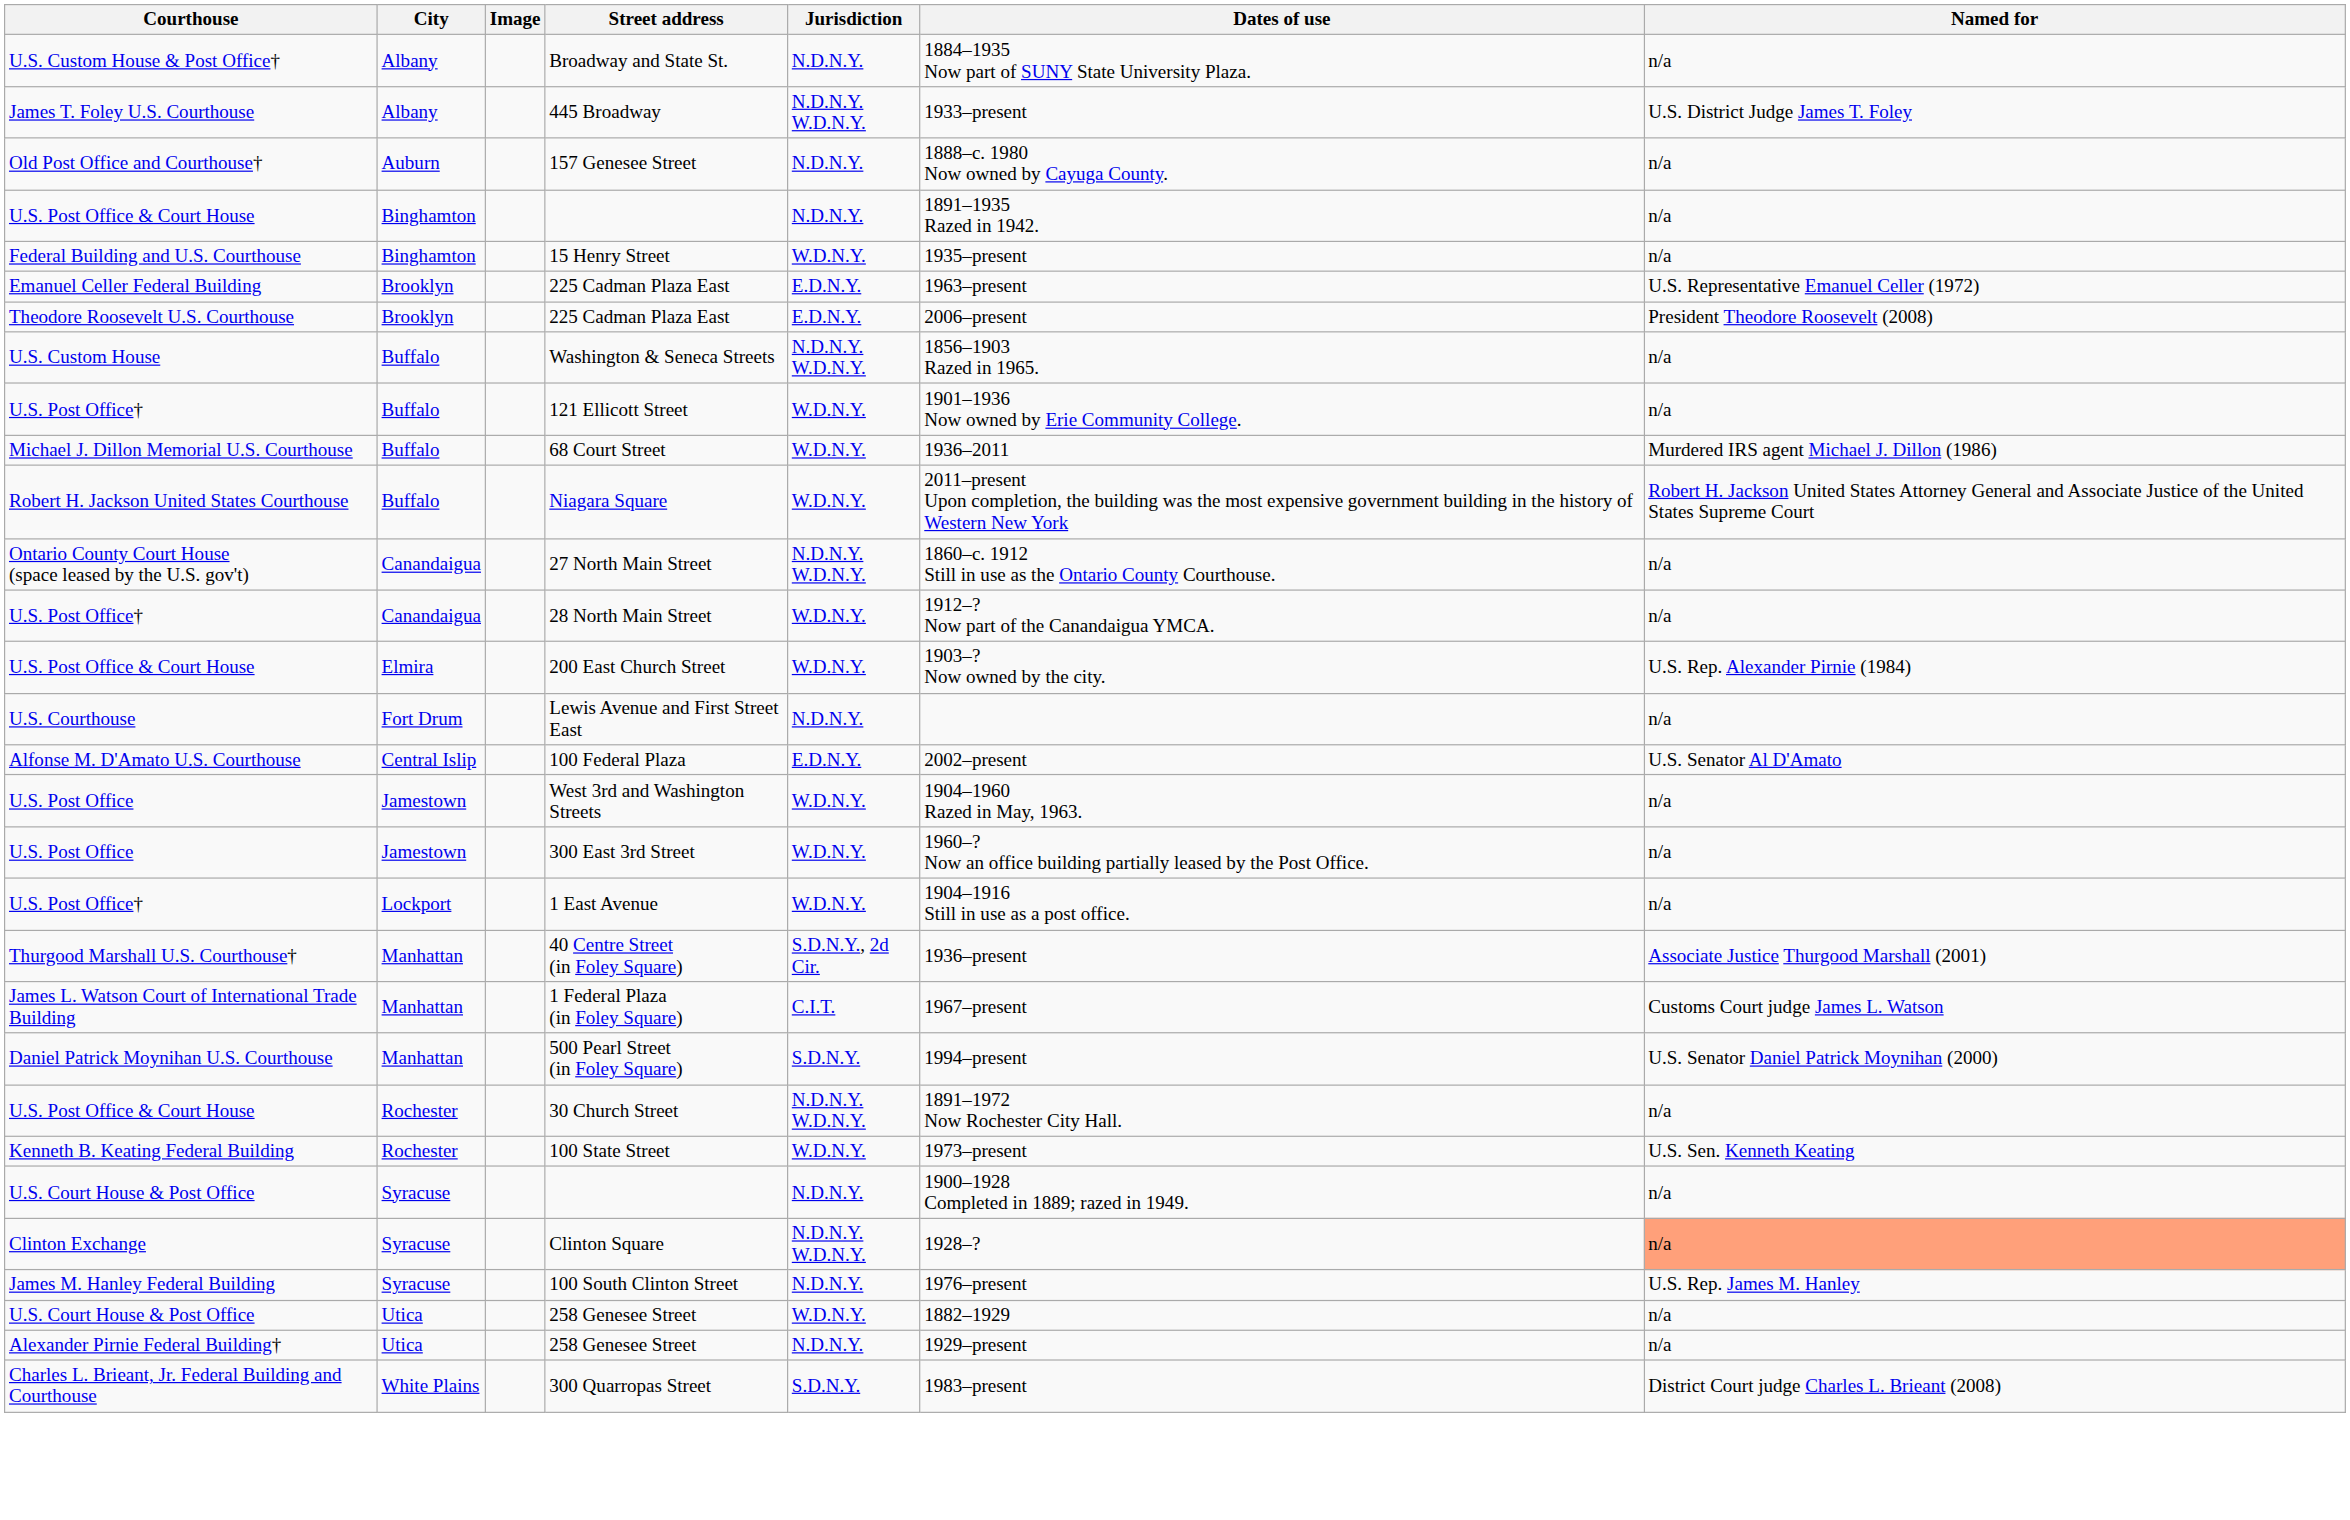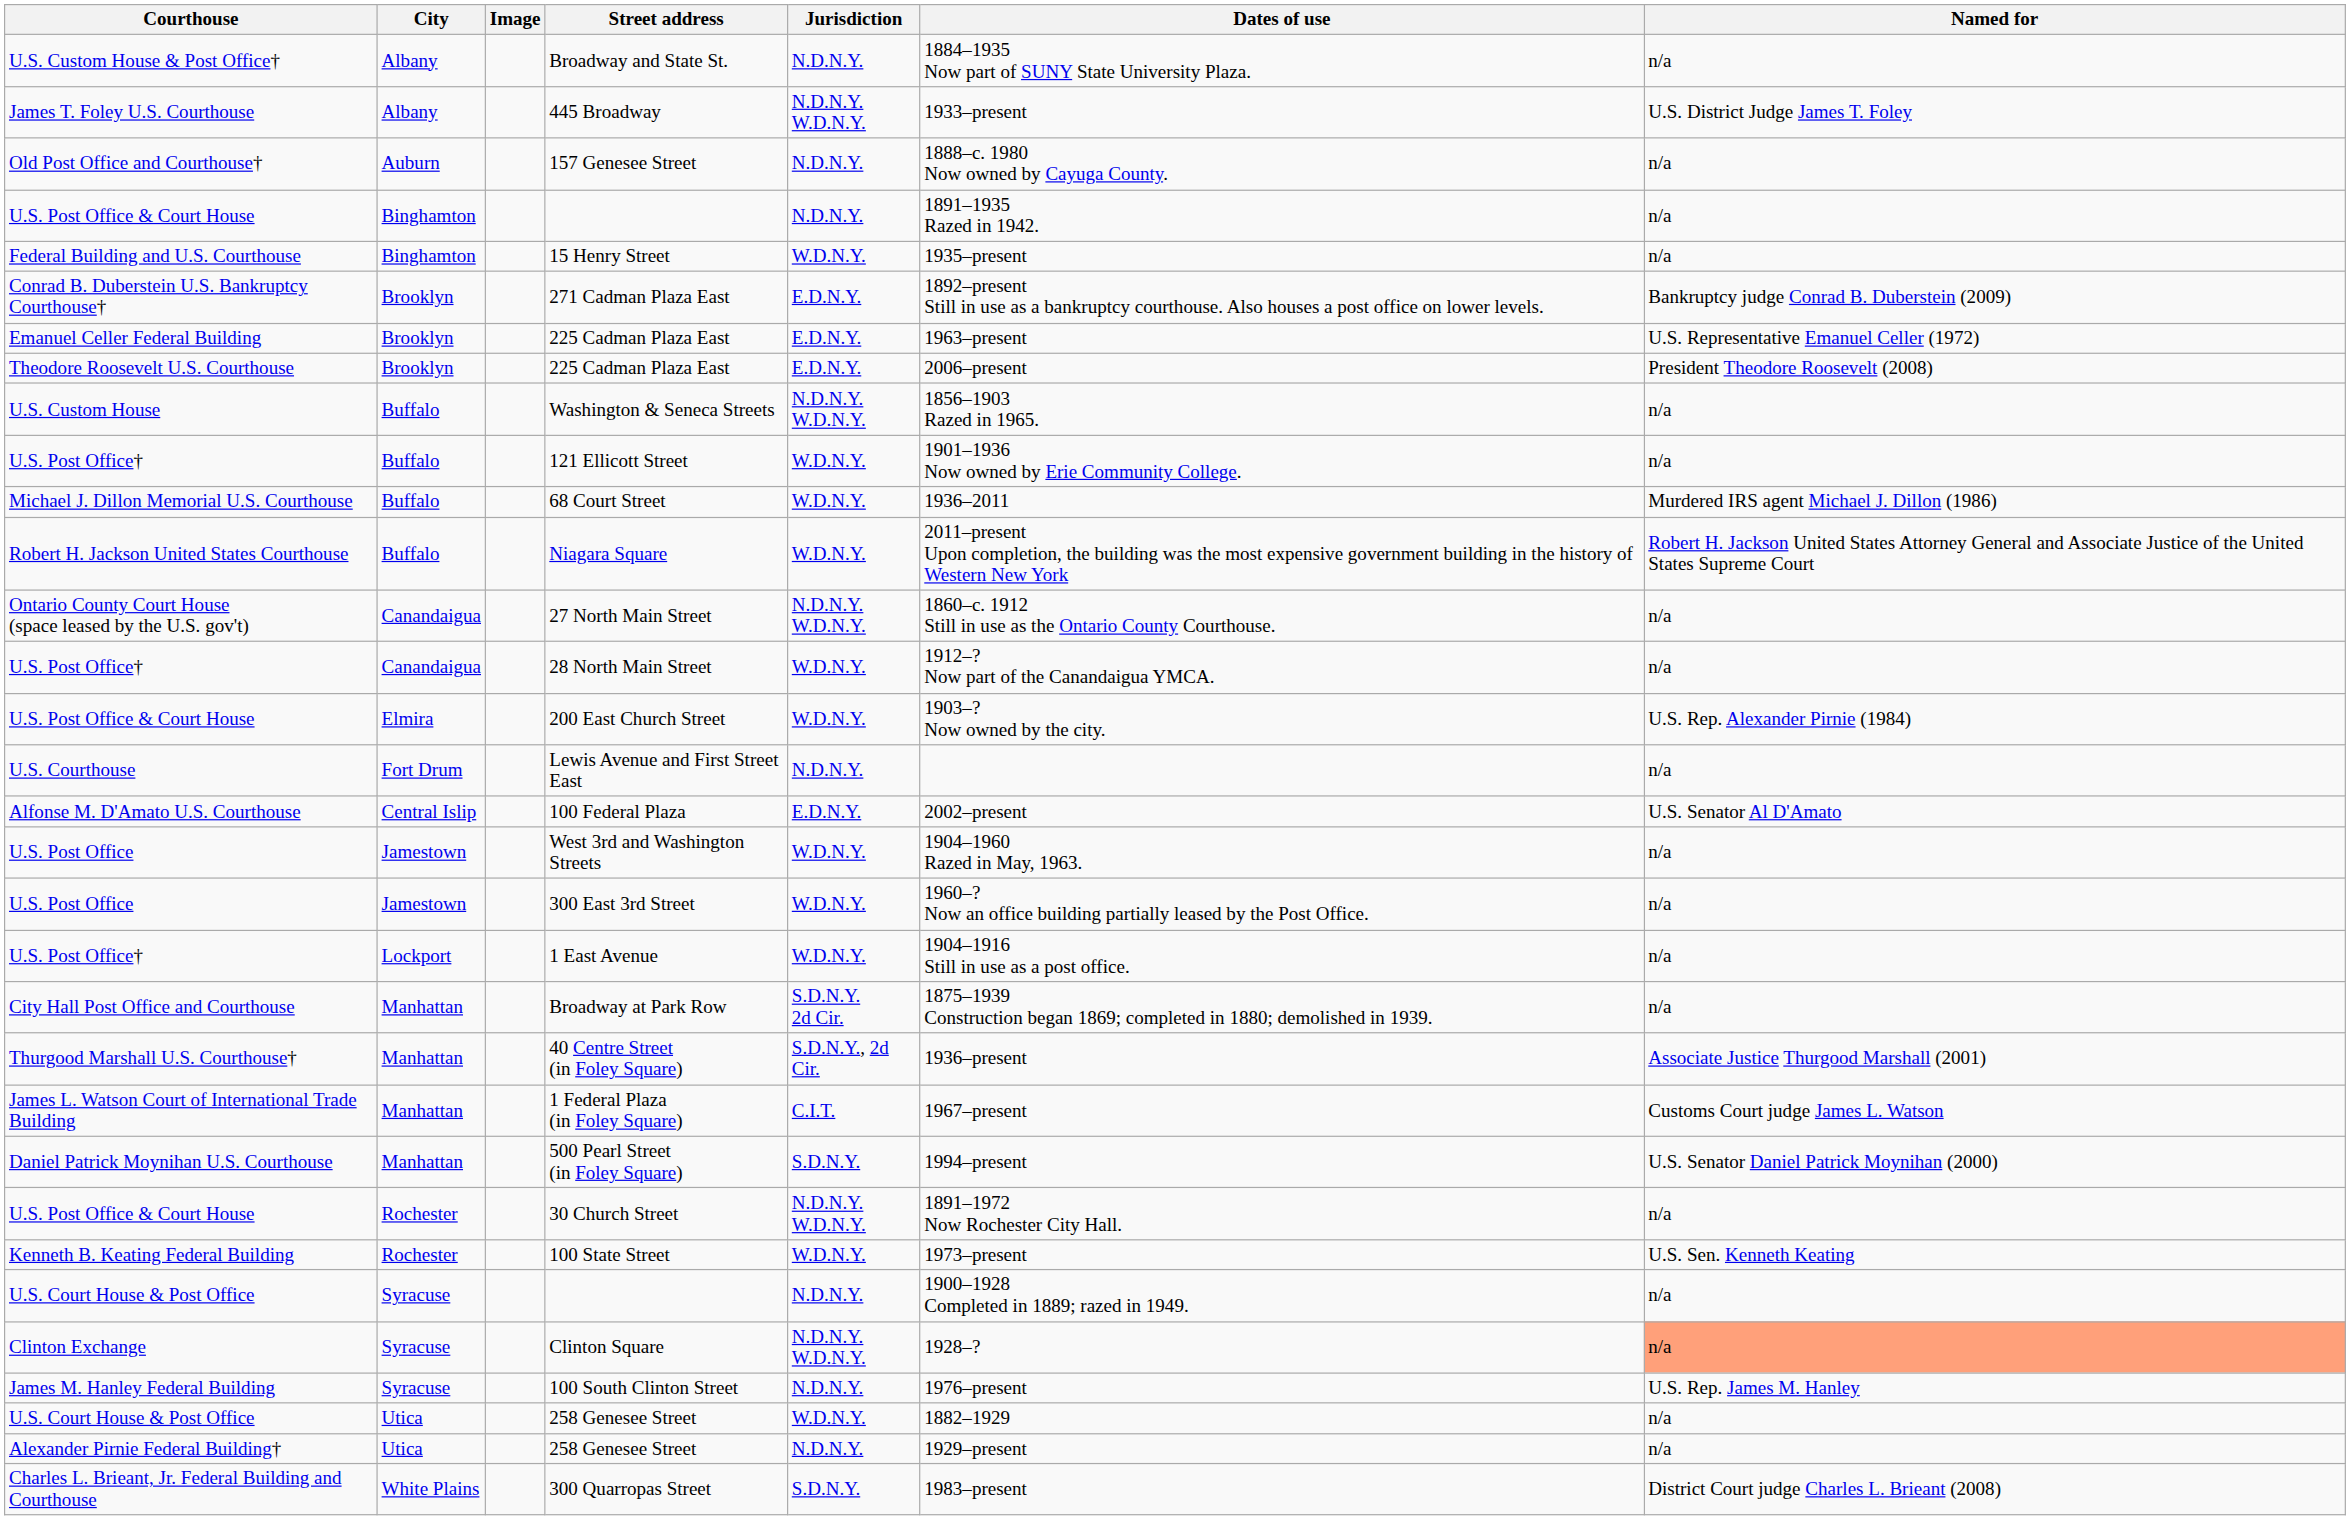+ row: (158, 297)
+ row: (152, 1007)
